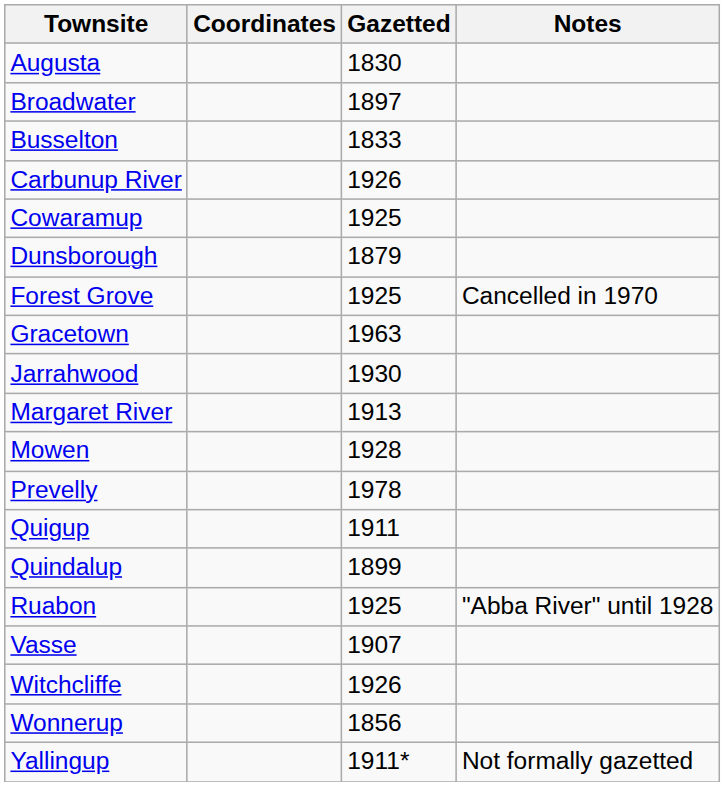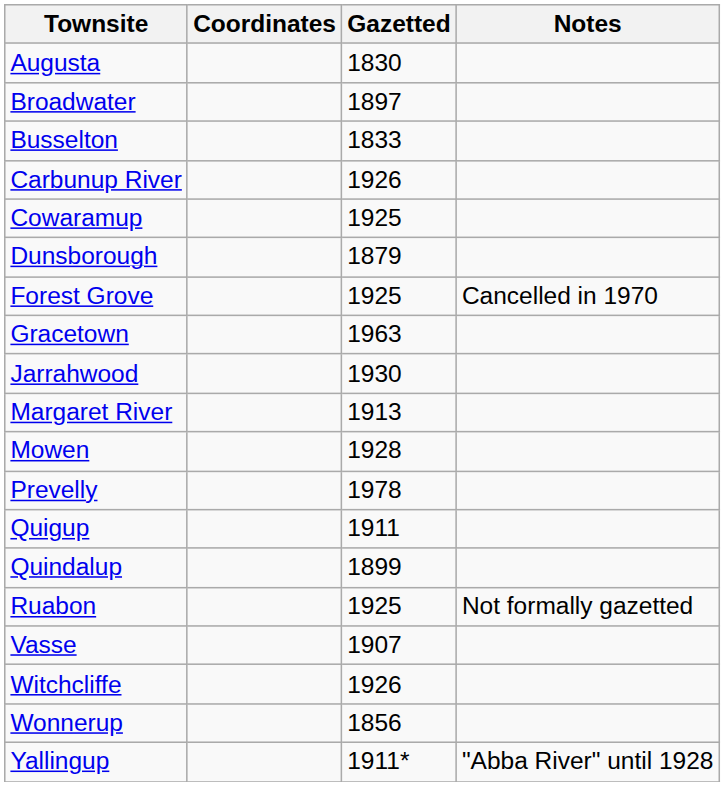(588, 606) "Abba River" until 1928 -> (578, 606) Not formally gazetted
(578, 761) Not formally gazetted -> (588, 761) "Abba River" until 1928
